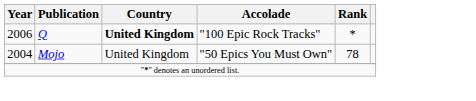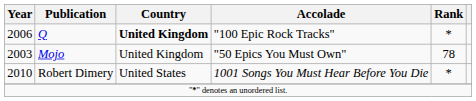(20, 53) 2004 -> (20, 53) 2003
+ row: (76, 73)
